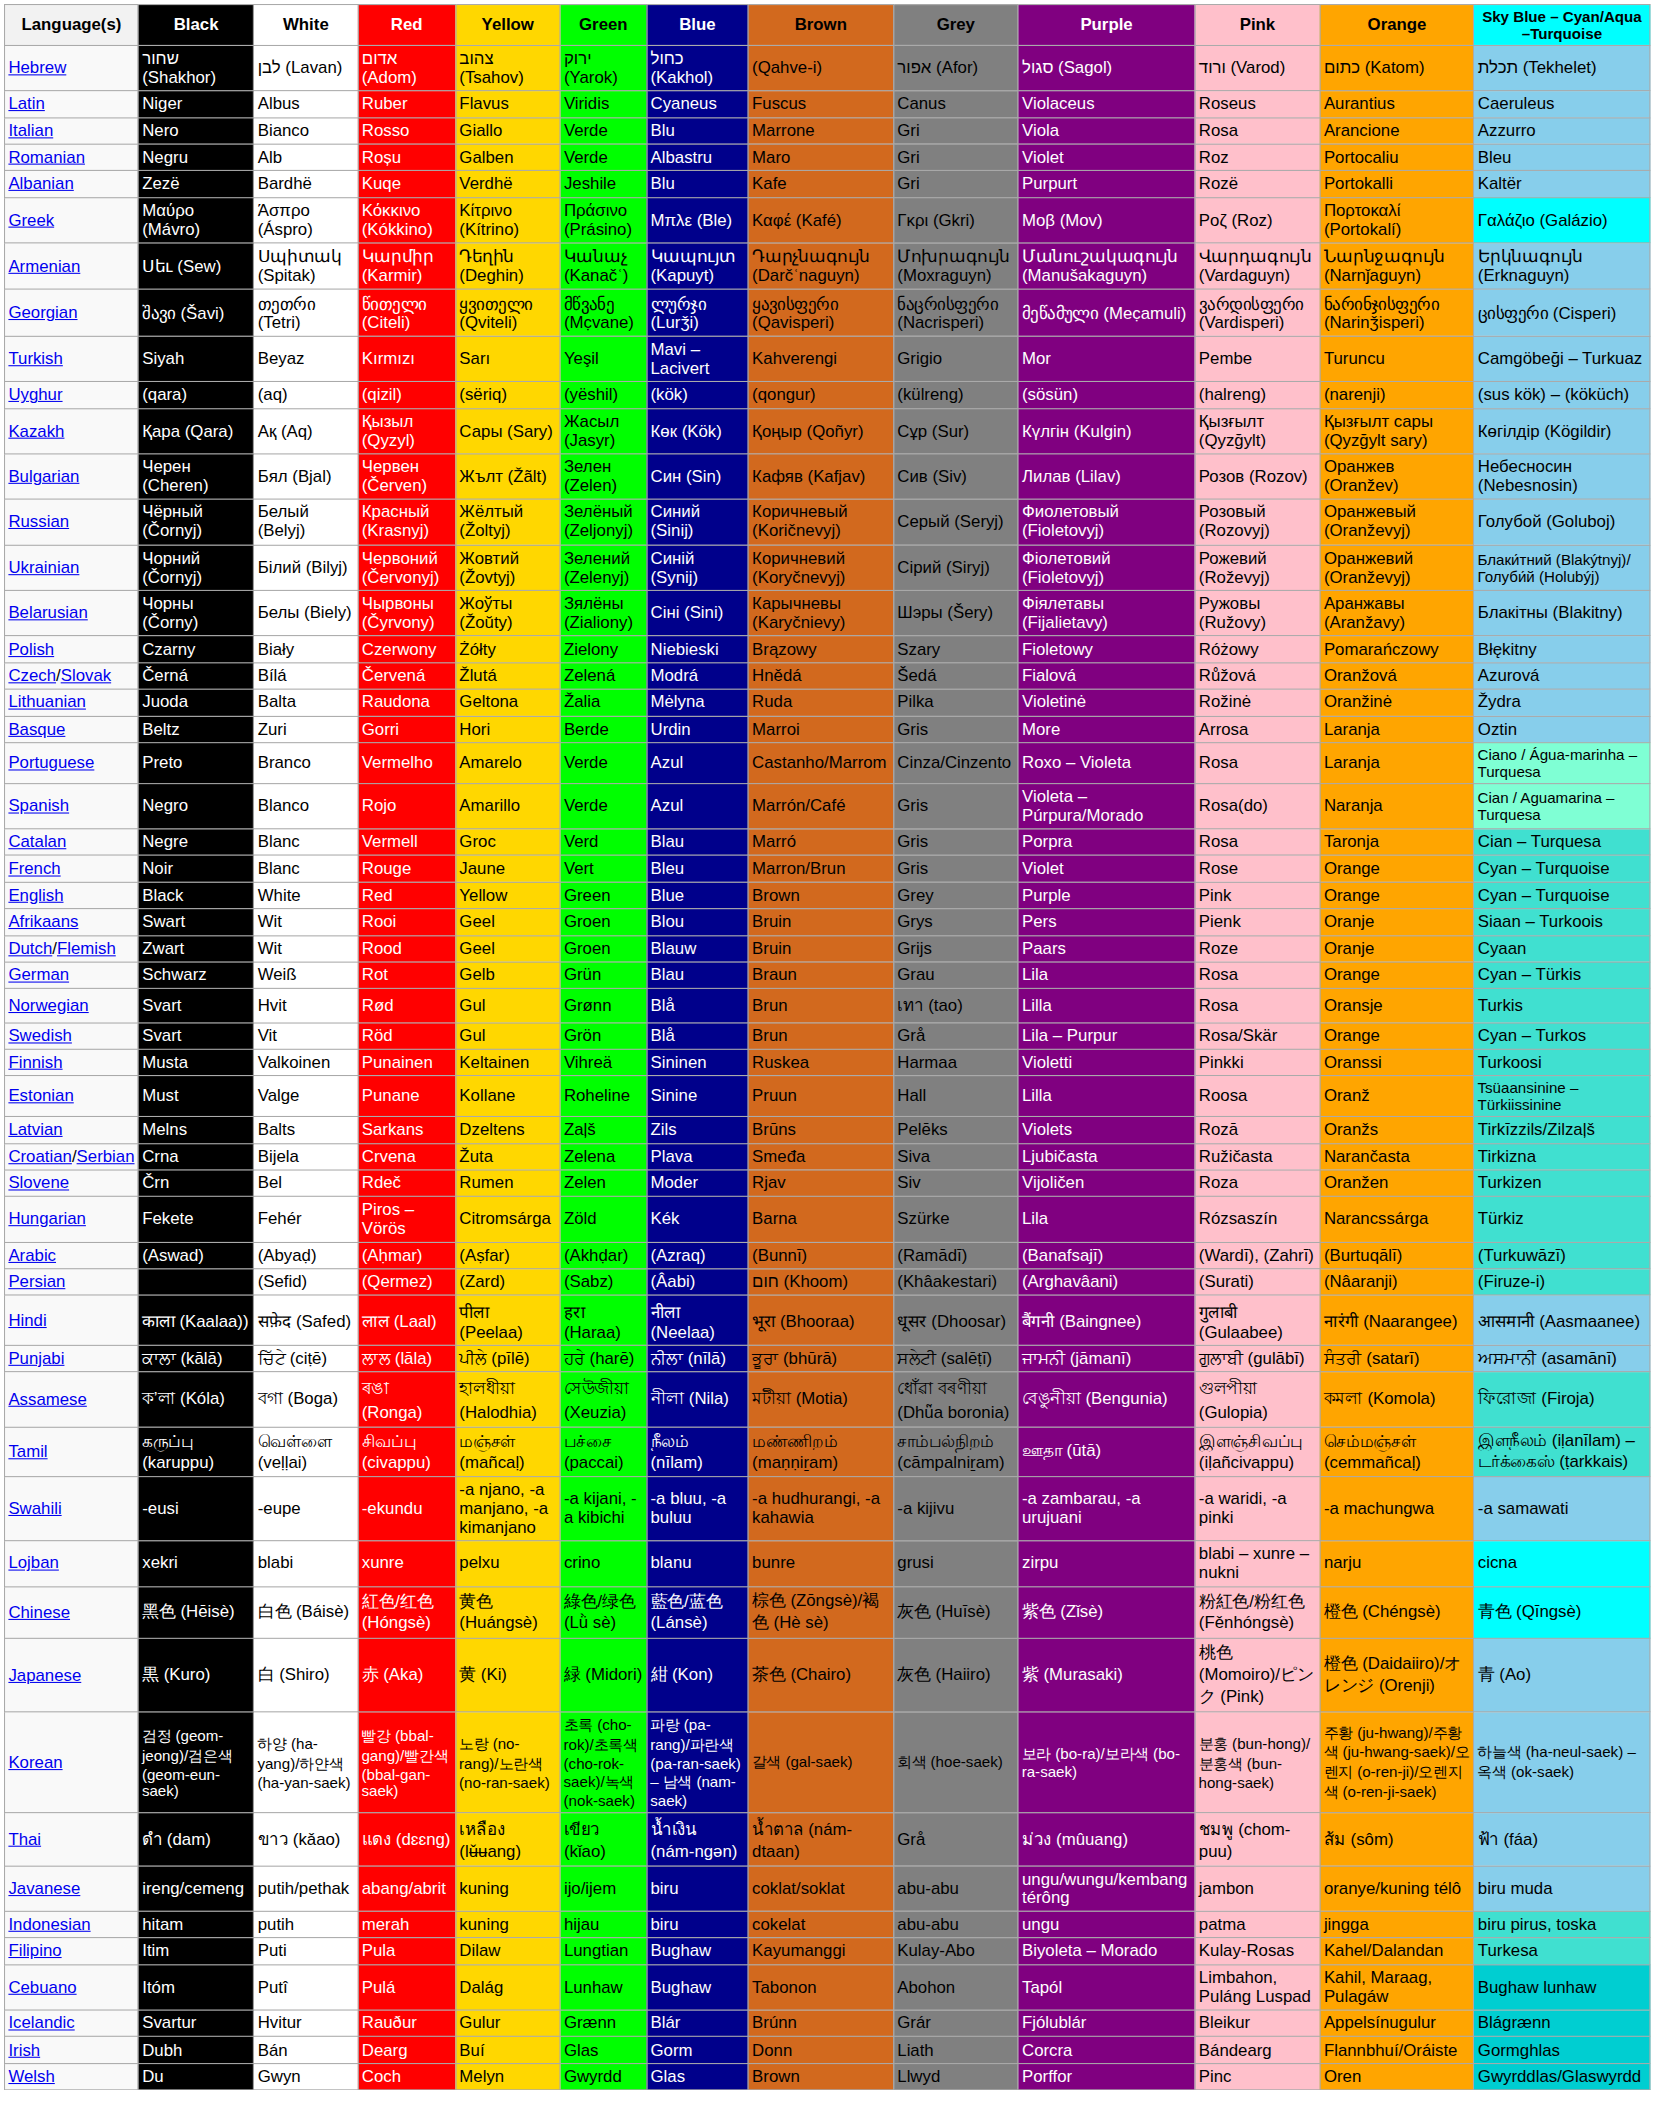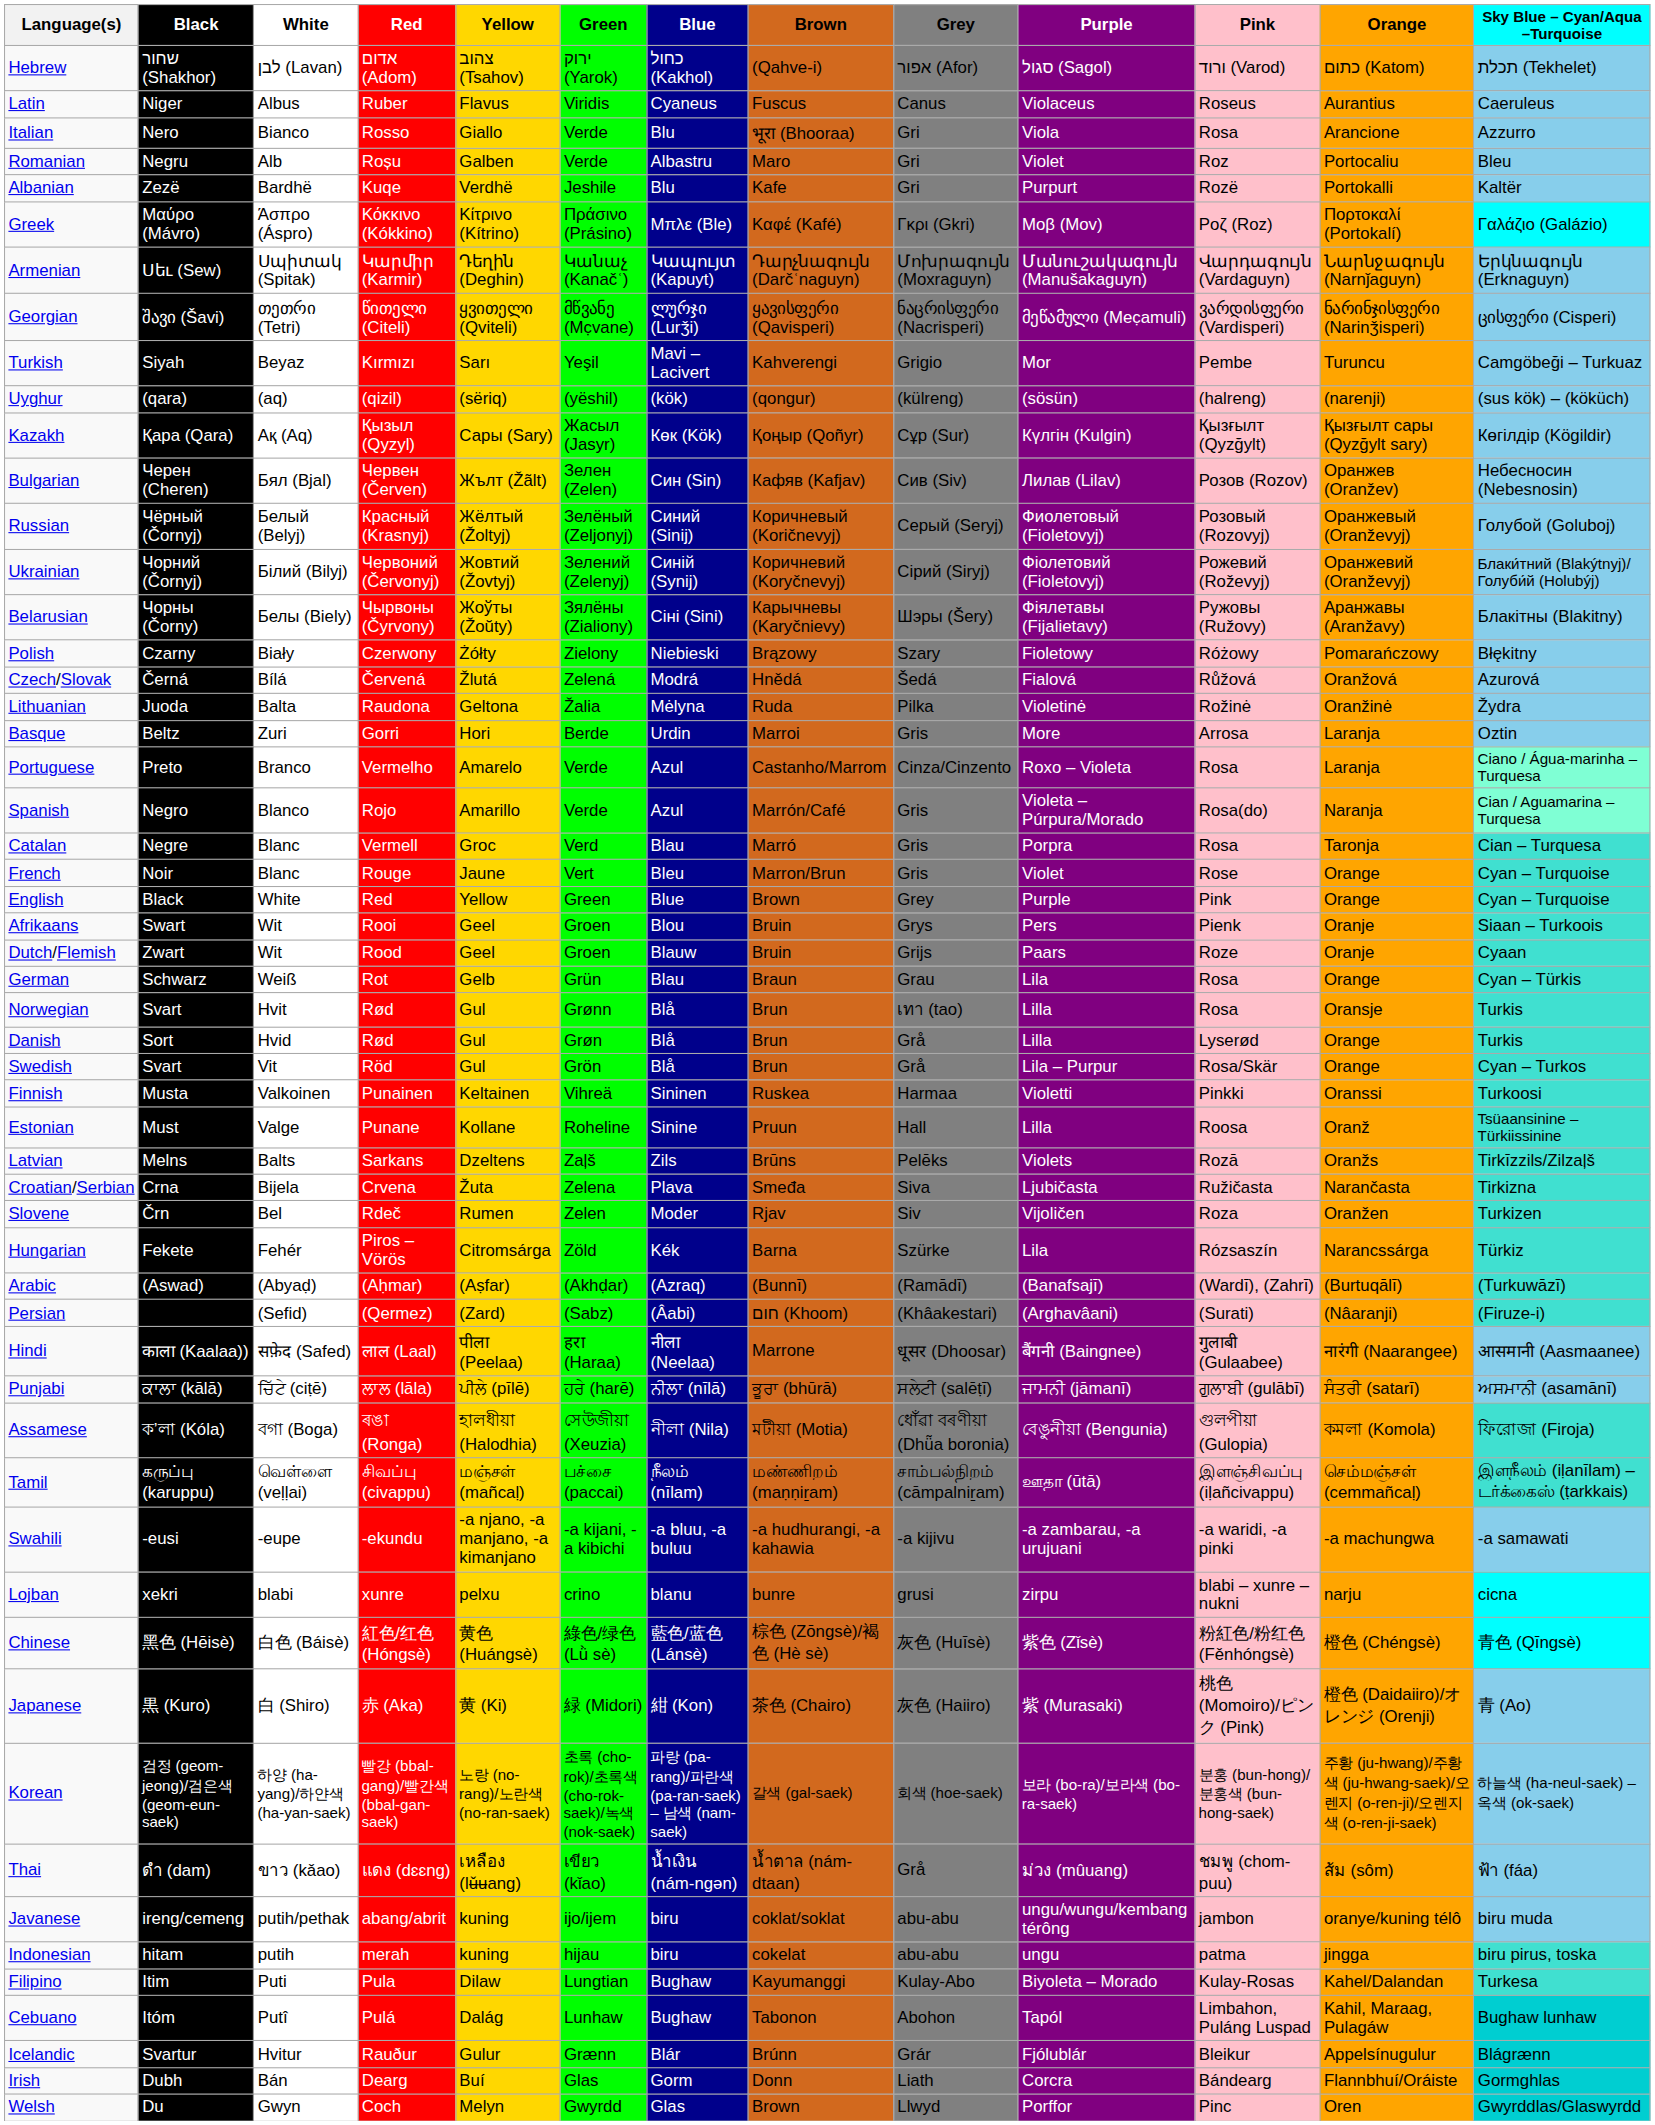(783, 130) Marrone -> (803, 133) भूरा (Bhooraa)
+ row: (35, 1040)
(803, 1321) भूरा (Bhooraa) -> (783, 1351) Marrone
